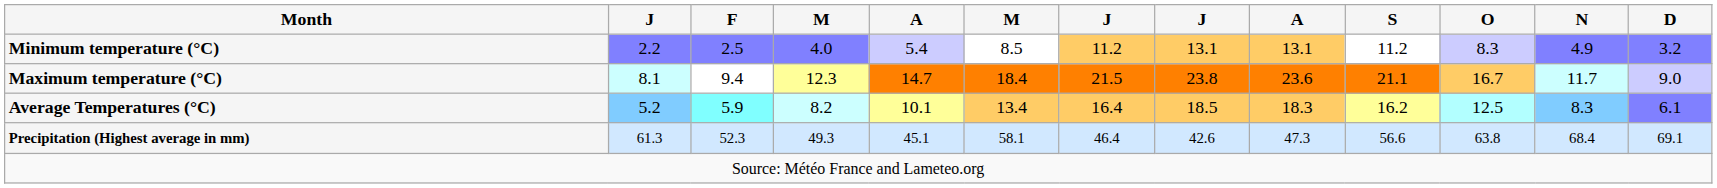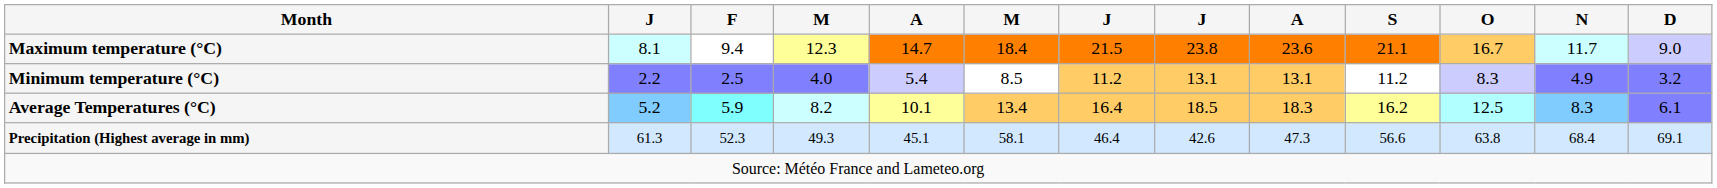rows swapped: (115, 78) <-> (114, 49)
